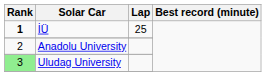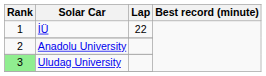(20, 29) bold -> (20, 29) normal
(141, 29) 25 -> (141, 29) 22
